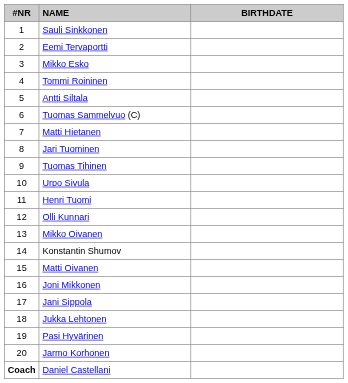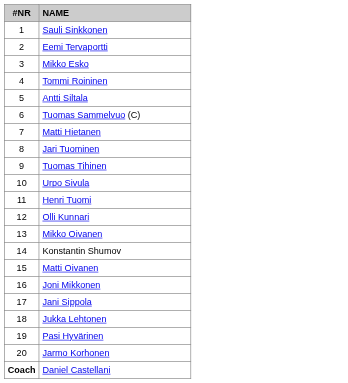- column: (267, 13)
